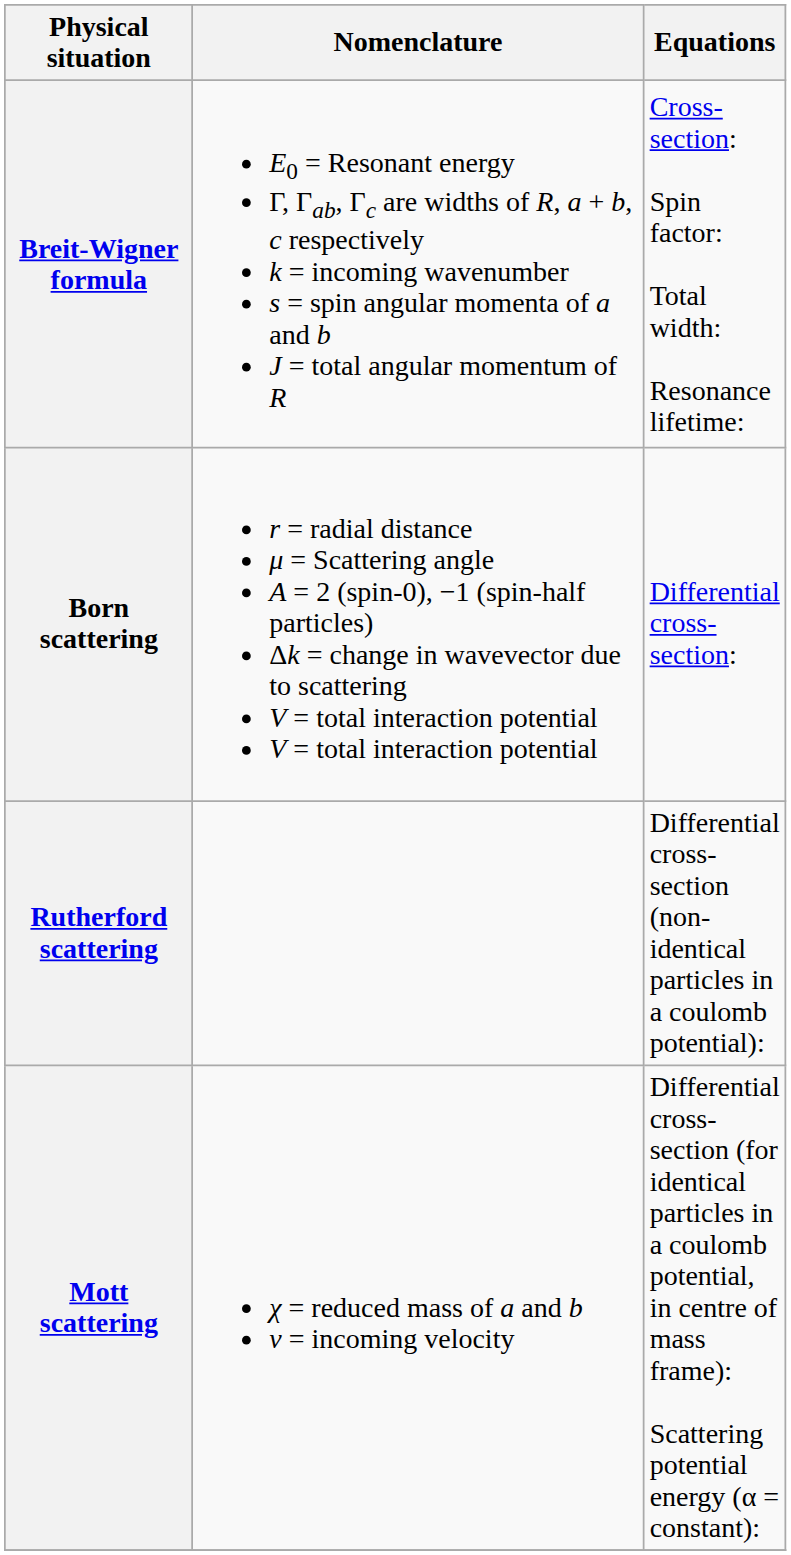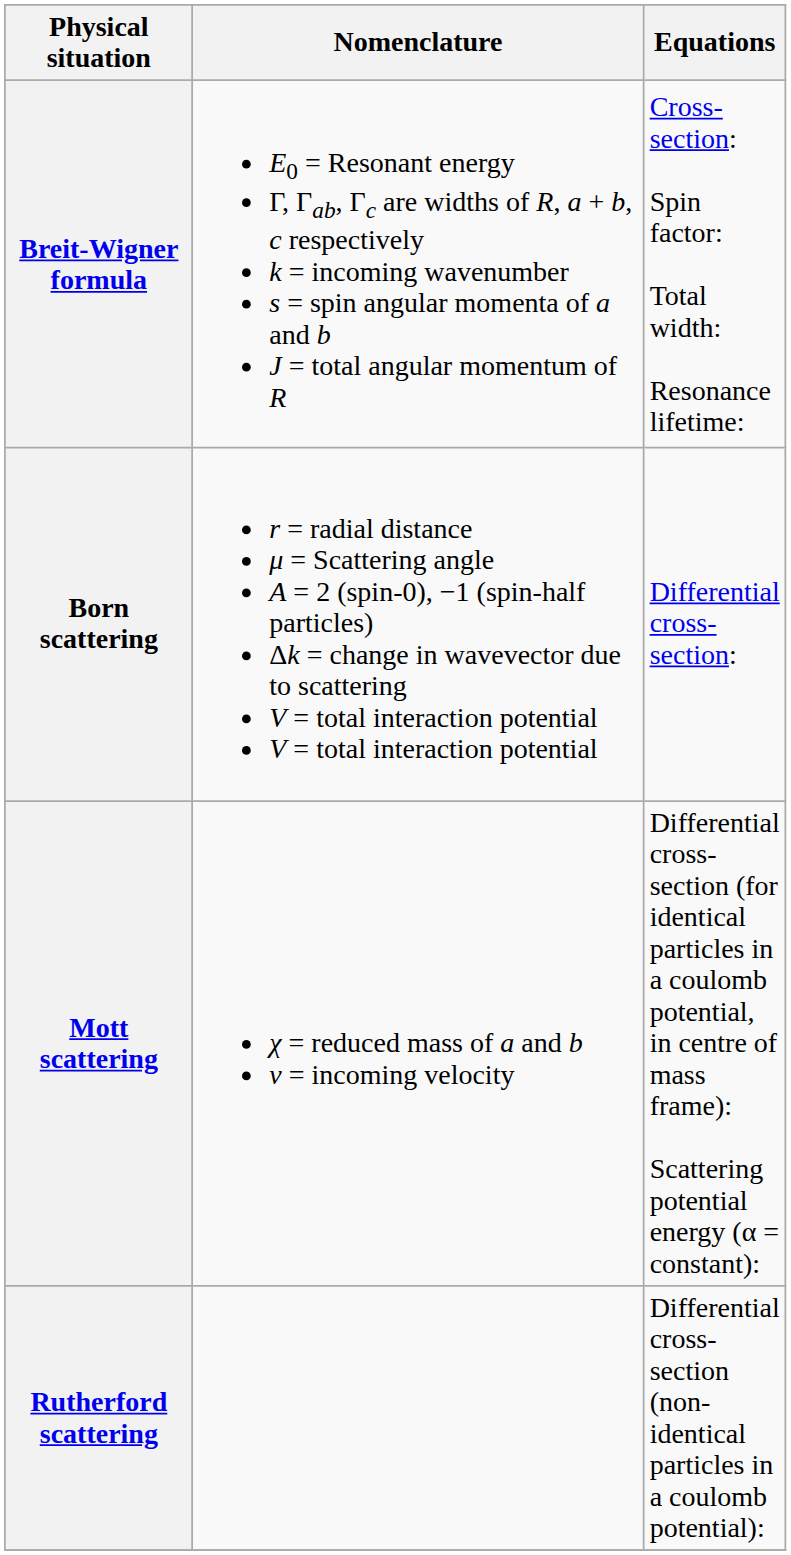rows swapped: (99, 1307) <-> (99, 932)
